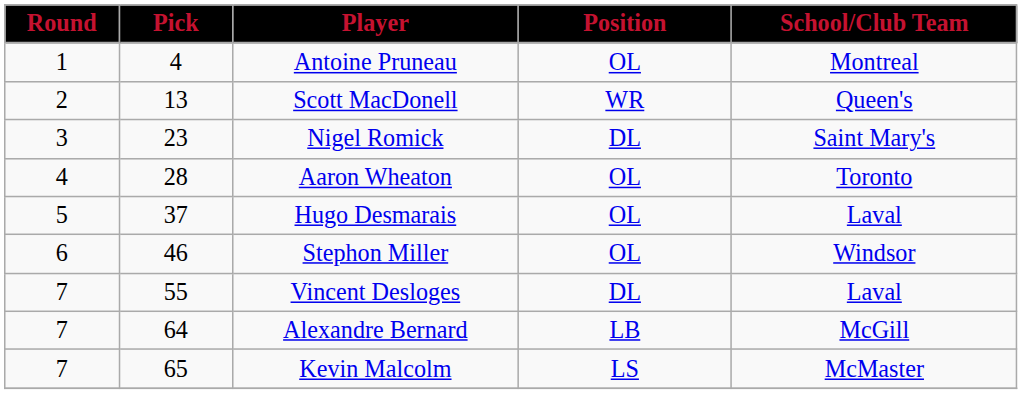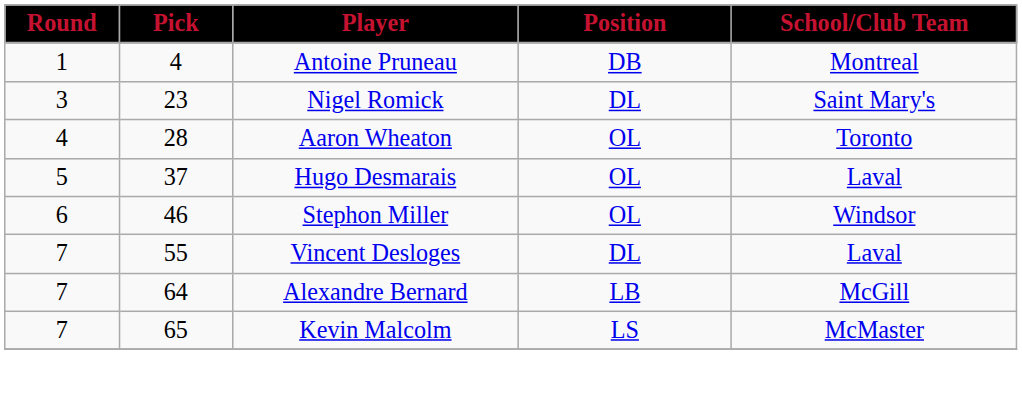(625, 61) OL -> (625, 61) DB
- row: (375, 100)
